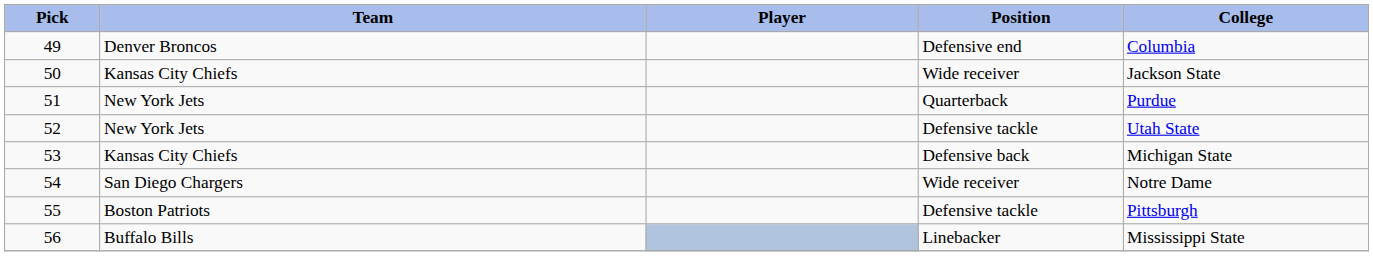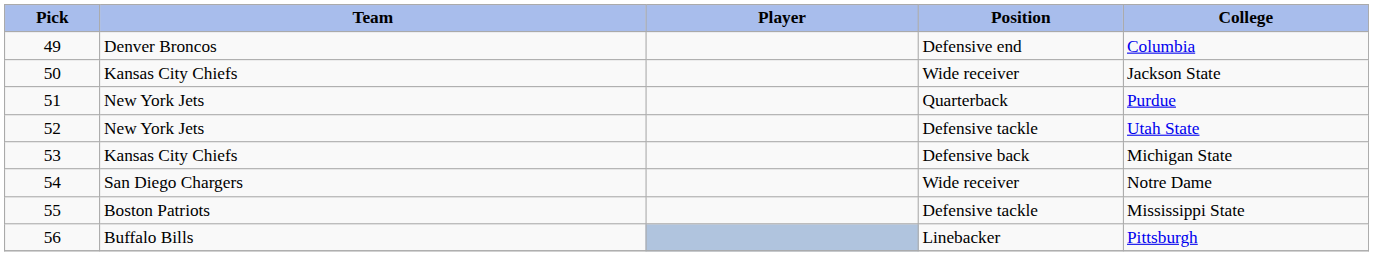(1162, 210) Pittsburgh -> (1186, 210) Mississippi State
(1186, 237) Mississippi State -> (1162, 237) Pittsburgh
